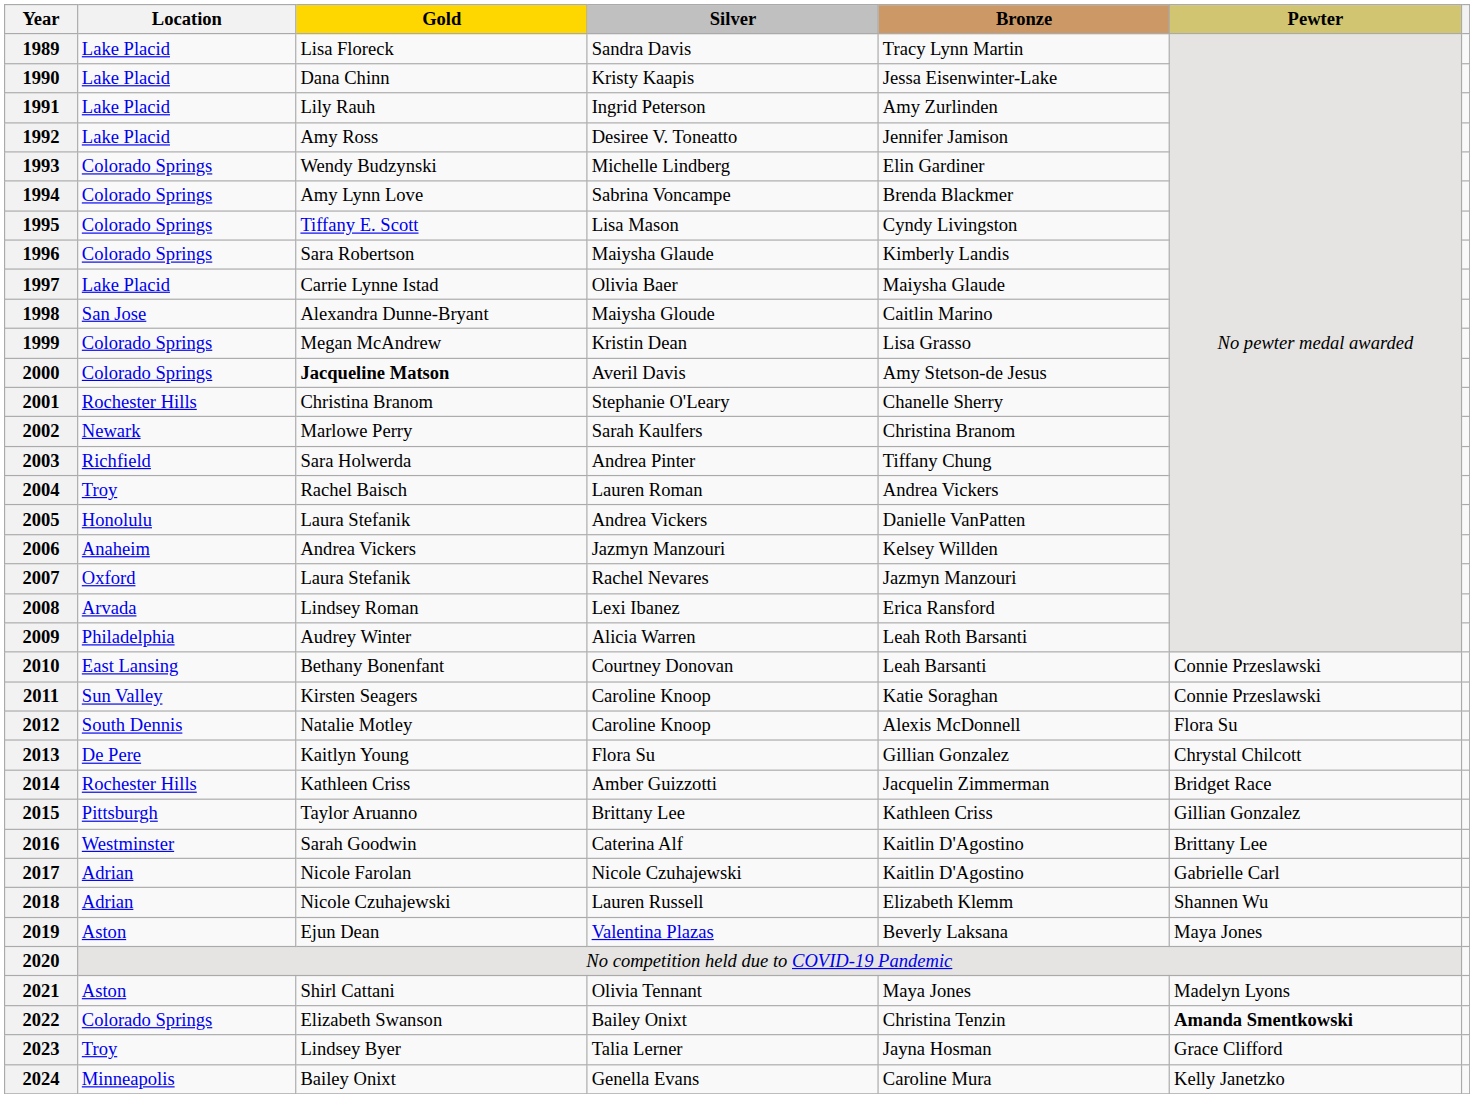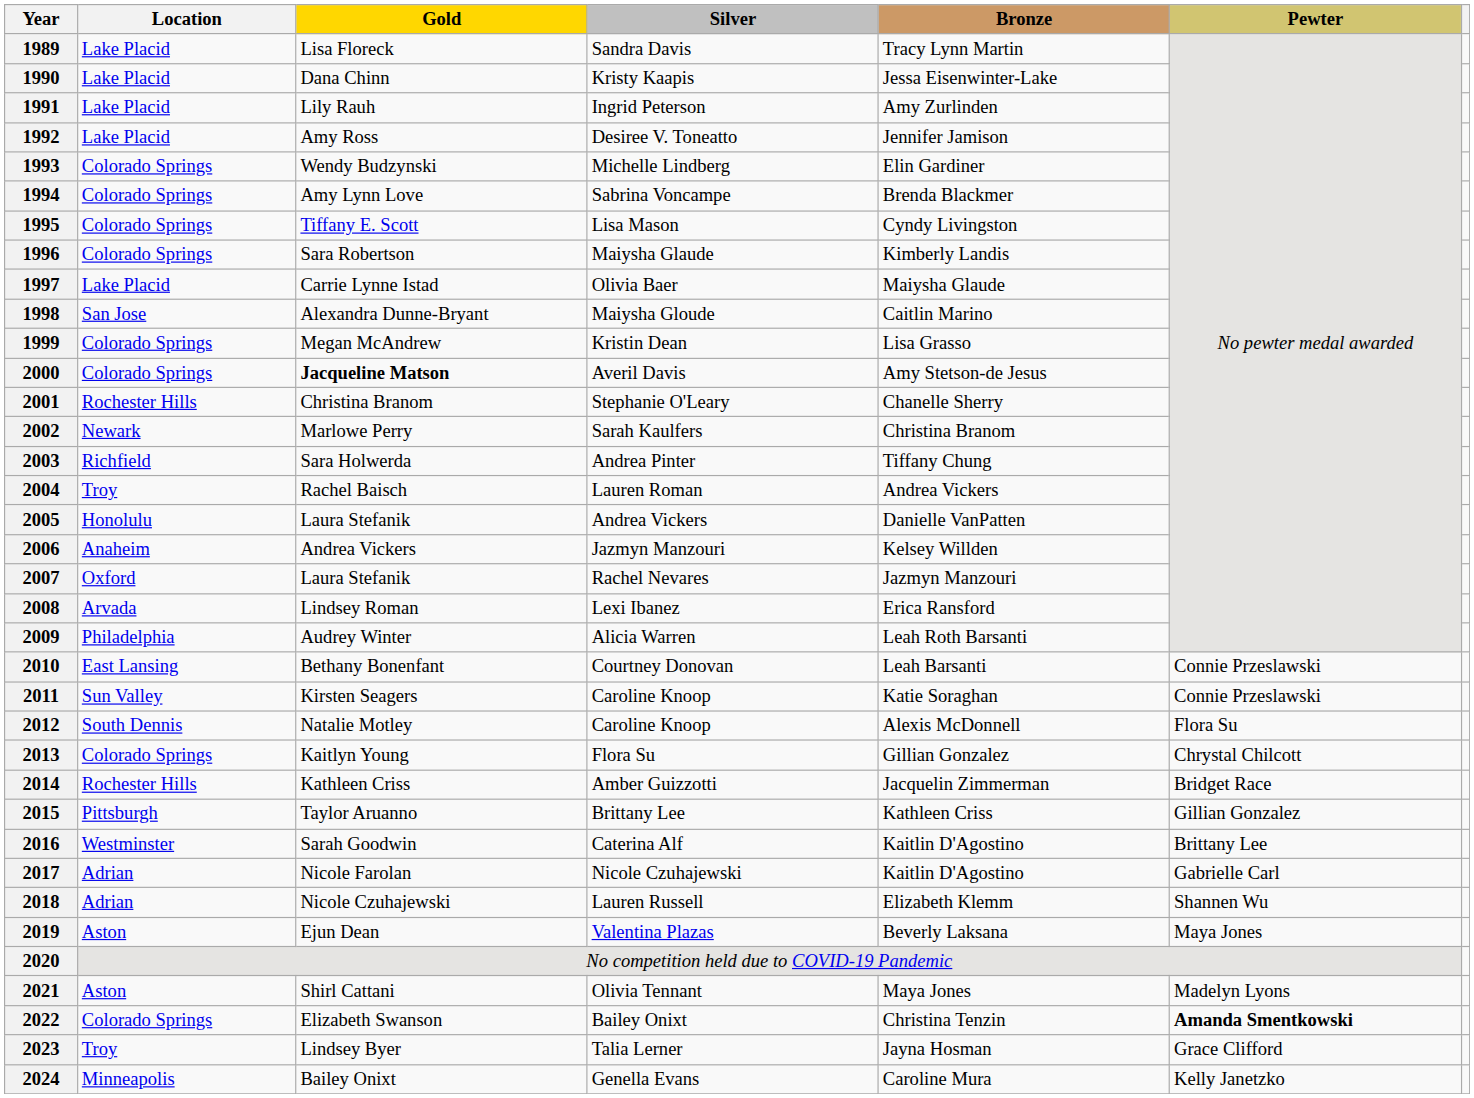(111, 755) De Pere -> (147, 755) Colorado Springs
